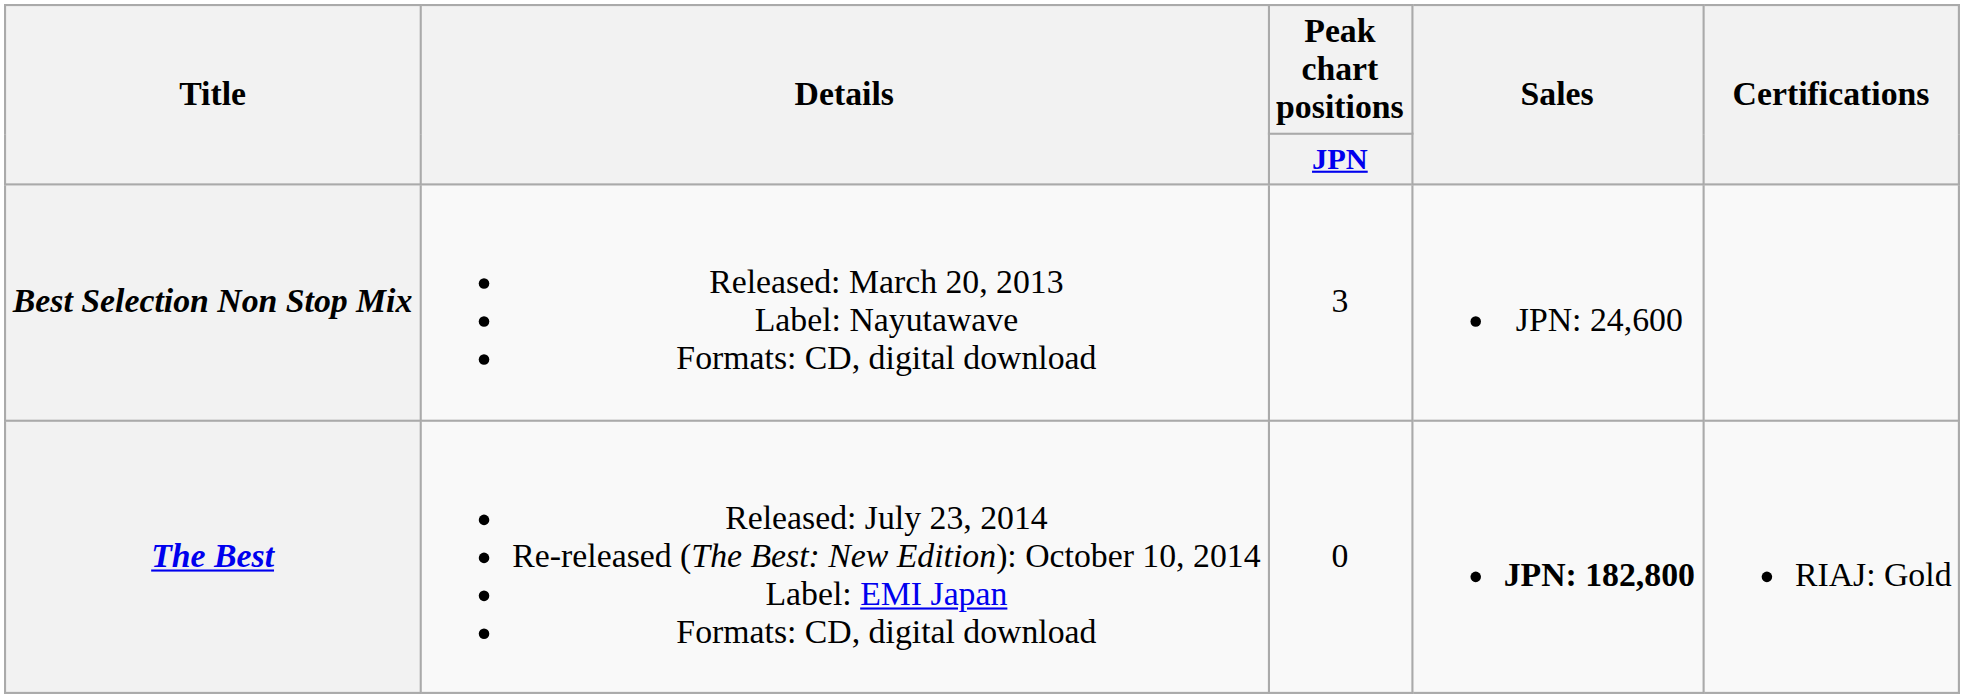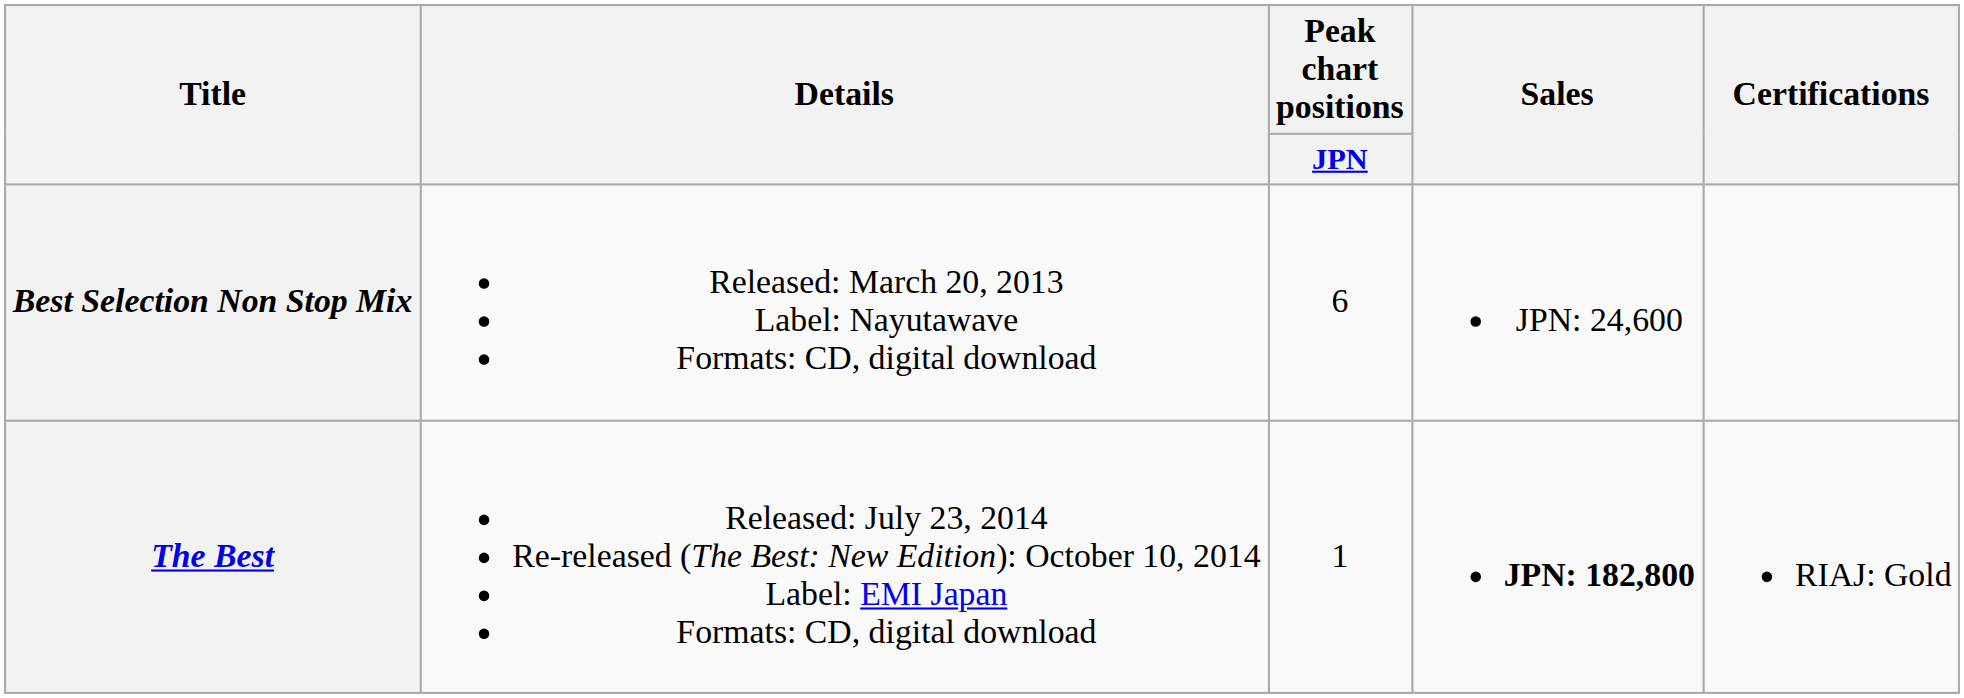(1340, 301) 3 -> (1340, 301) 6
(1340, 555) 0 -> (1340, 555) 1
